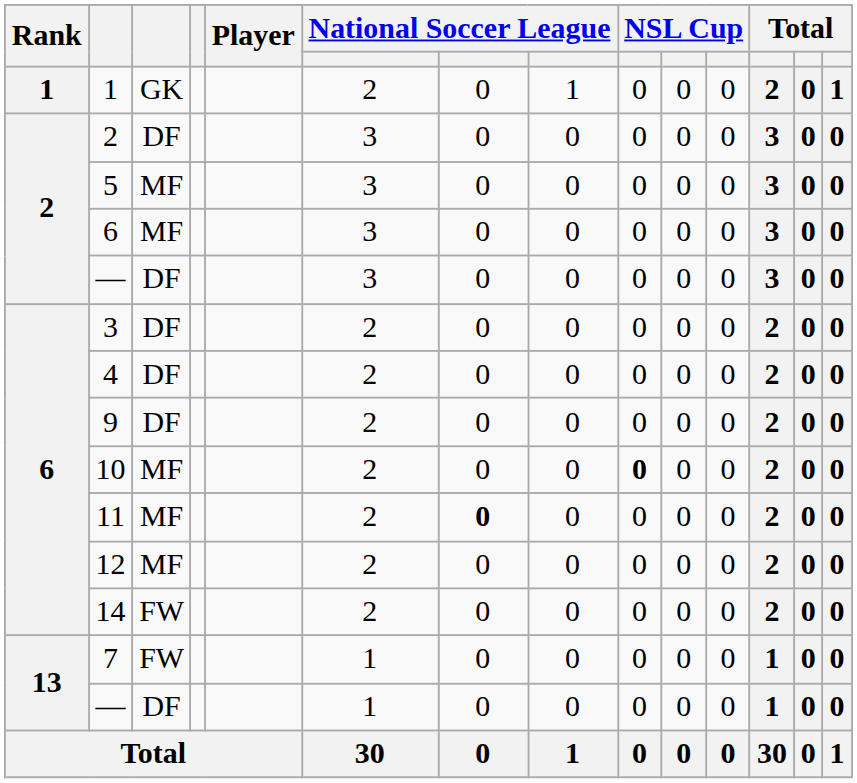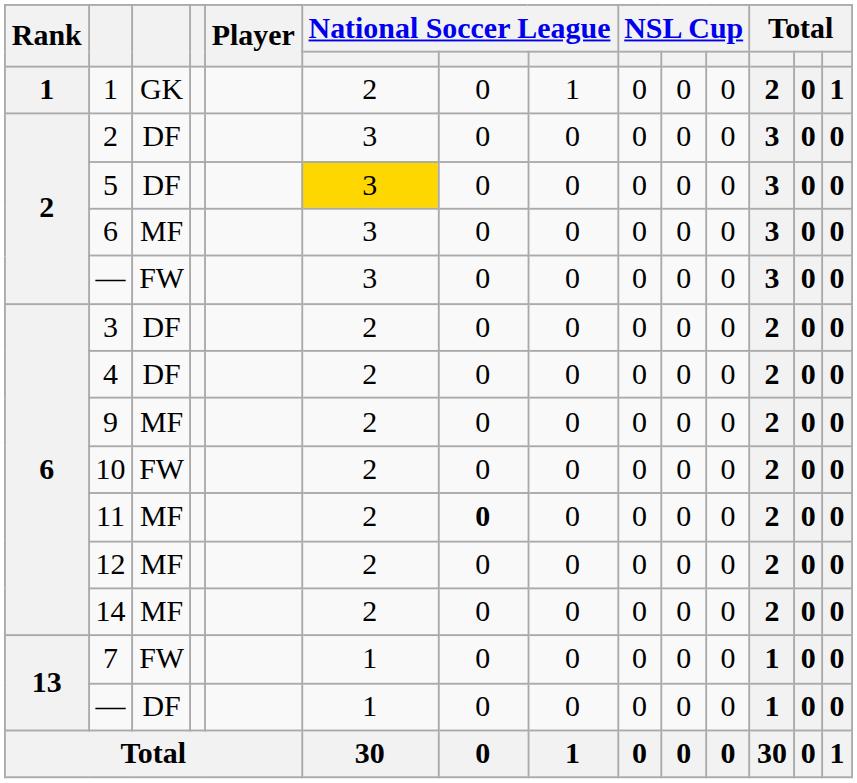(162, 184) MF -> (162, 184) DF
(370, 184) no background -> (370, 184) gold background
(162, 279) DF -> (162, 279) FW
(162, 421) DF -> (162, 421) MF
(162, 469) MF -> (162, 469) FW
(639, 469) bold -> (639, 469) normal
(162, 611) FW -> (162, 611) MF
